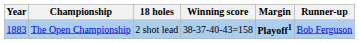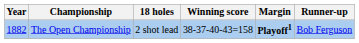(17, 29) 1883 -> (17, 29) 1882
